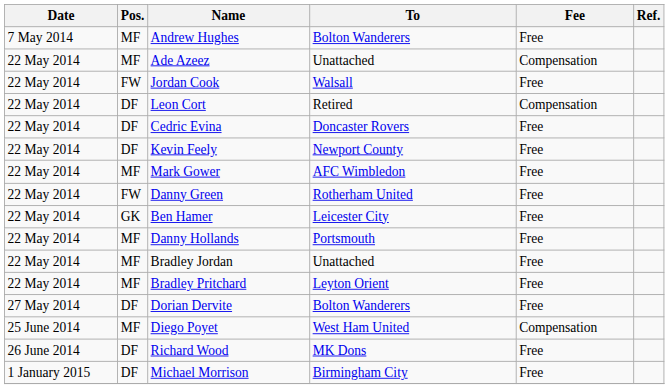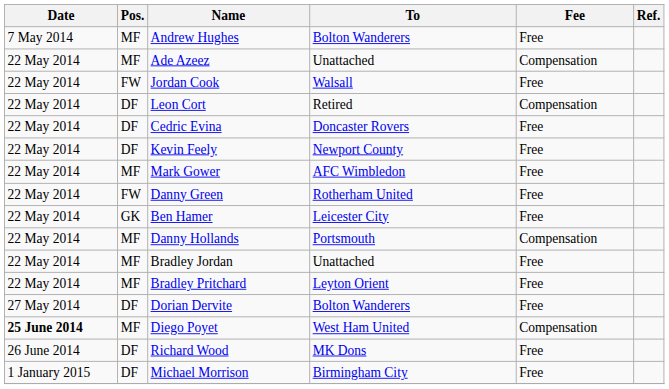(531, 238) Free -> (558, 238) Compensation
(44, 328) normal -> (45, 328) bold
